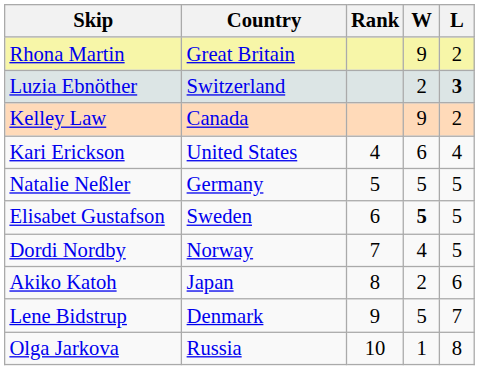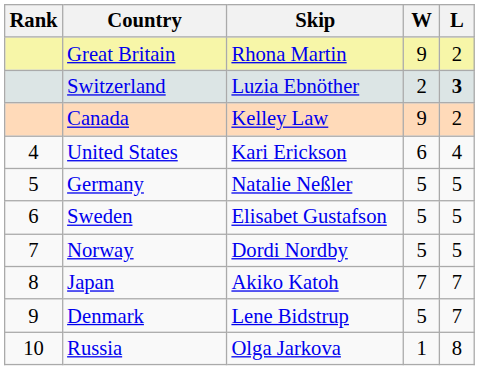columns swapped: (375, 20) <-> (93, 20)
(422, 217) bold -> (422, 217) normal
(422, 250) 4 -> (422, 250) 5
(422, 282) 2 -> (422, 282) 7
(457, 282) 6 -> (457, 282) 7
